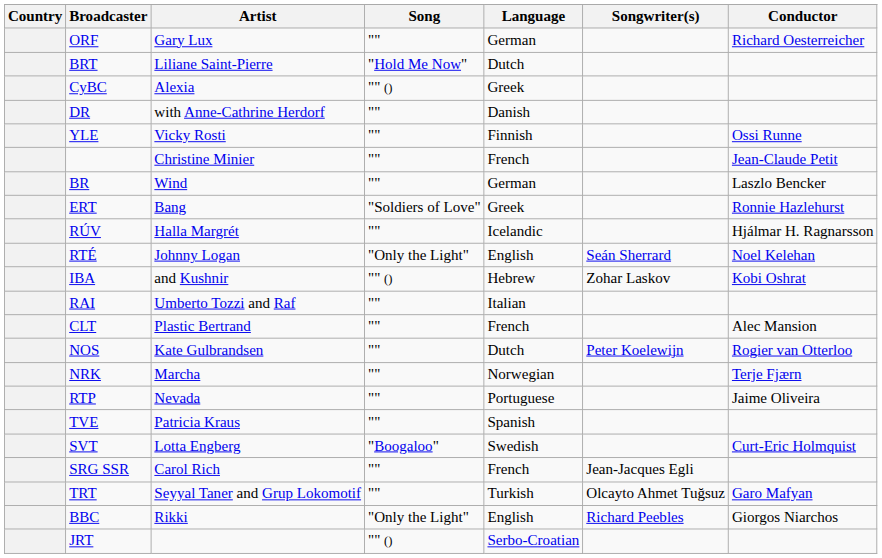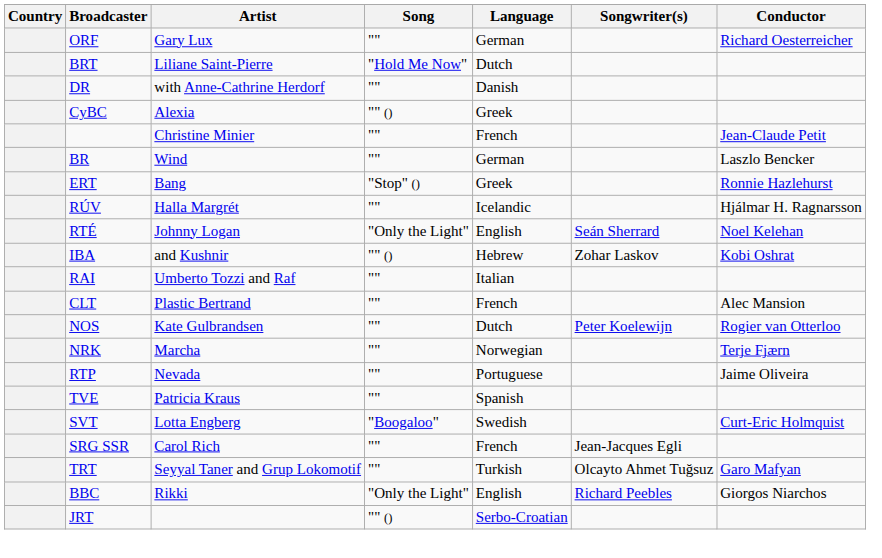rows swapped: (88, 87) <-> (80, 111)
- row: (84, 135)
(424, 207) "Soldiers of Love" -> (394, 183) "Stop" ()
